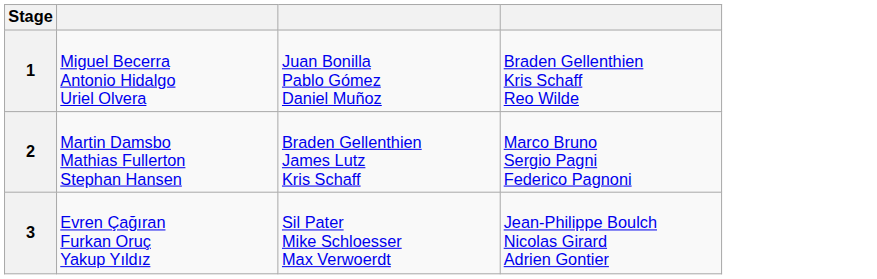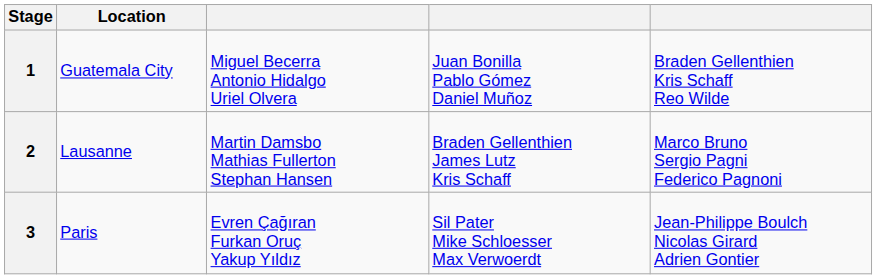+ column: (132, 17)
